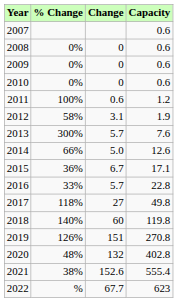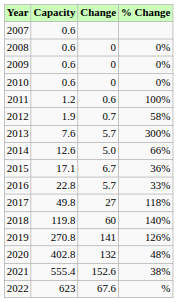columns swapped: (149, 13) <-> (58, 13)
(117, 116) 3.1 -> (109, 116) 0.7
(115, 237) 151 -> (108, 237) 141
(114, 289) 67.7 -> (106, 289) 67.6
